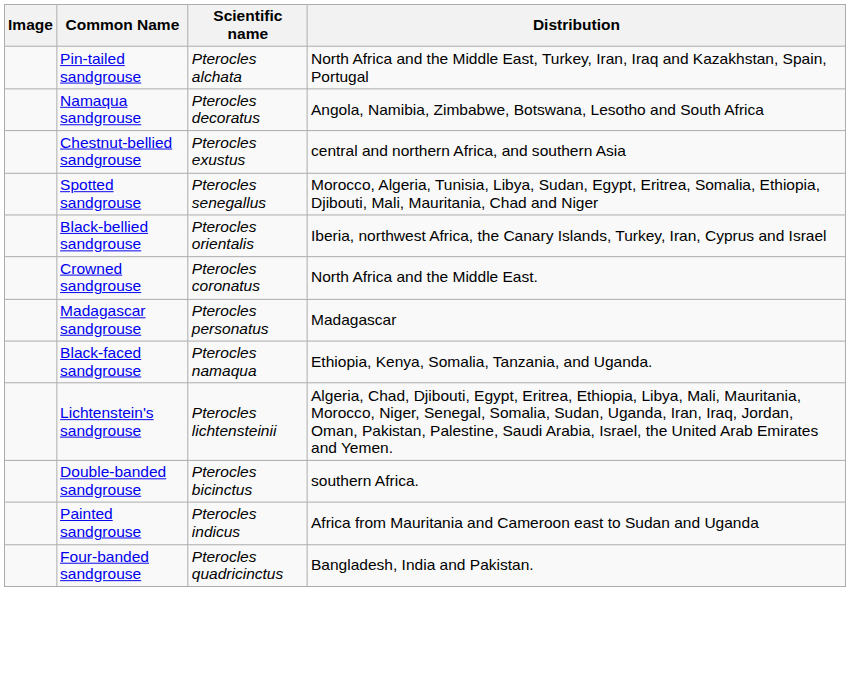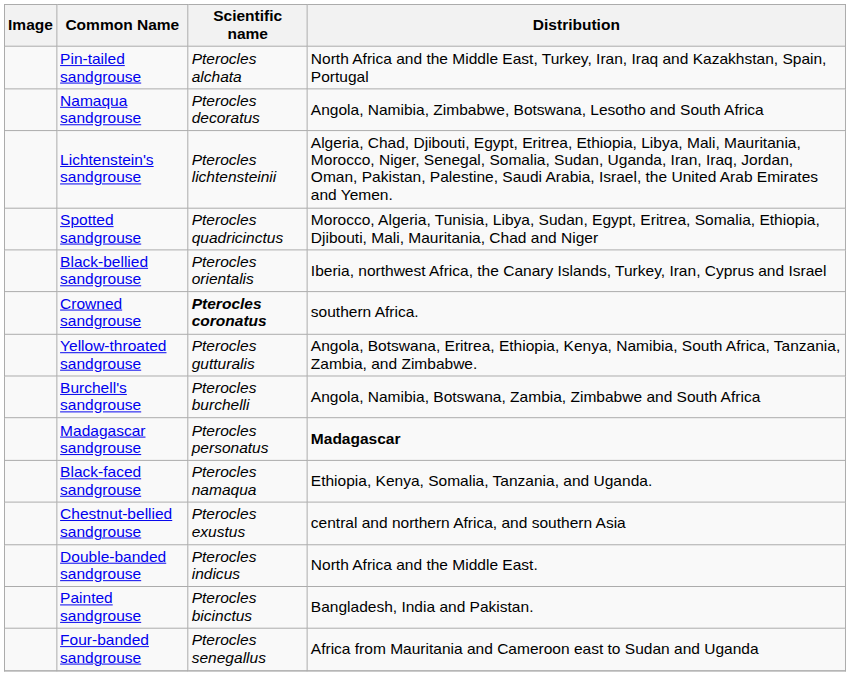rows swapped: (116, 151) <-> (107, 421)
(229, 193) Pterocles senegallus -> (237, 228) Pterocles quadricinctus
(226, 277) normal -> (229, 312) bold
(424, 277) North Africa and the Middle East. -> (365, 312) southern Africa.
+ row: (113, 354)
+ row: (101, 397)
(354, 320) normal -> (356, 439) bold
(224, 481) Pterocles bicinctus -> (224, 565) Pterocles indicus
(365, 481) southern Africa. -> (424, 565) North Africa and the Middle East.
(224, 523) Pterocles indicus -> (224, 607) Pterocles bicinctus
(535, 523) Africa from Mauritania and Cameroon east to Sudan and Uganda -> (422, 607) Bangladesh, India and Pakistan.
(238, 565) Pterocles quadricinctus -> (229, 649) Pterocles senegallus
(422, 565) Bangladesh, India and Pakistan. -> (535, 649) Africa from Mauritania and Cameroon east to Sudan and Uganda
